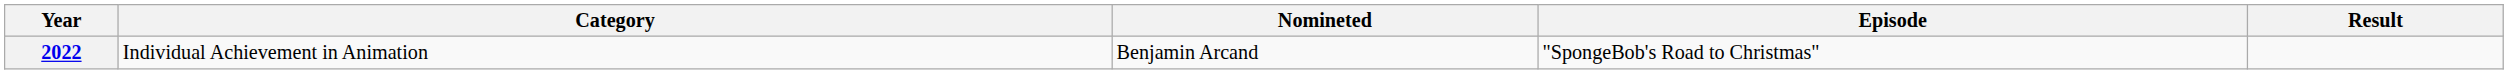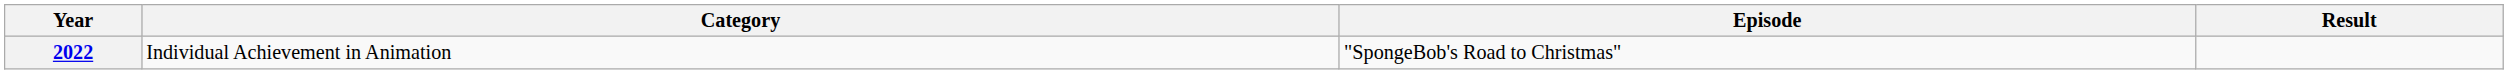- column: (1325, 20)
